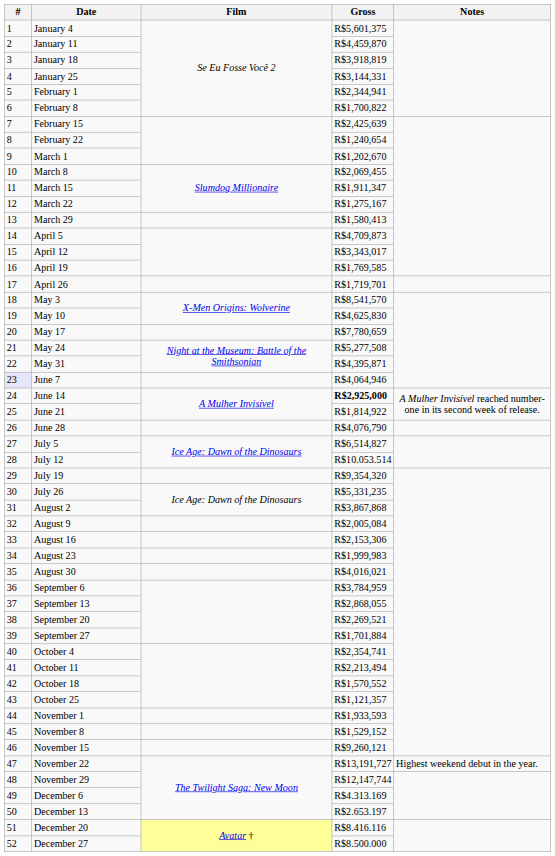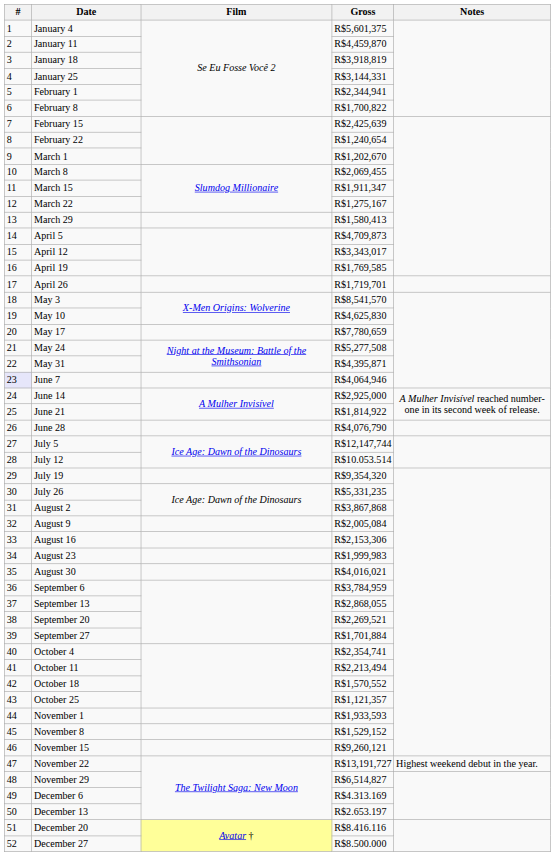(361, 396) bold -> (360, 396) normal
(360, 444) R$6,514,827 -> (363, 444) R$12,147,744
(363, 779) R$12,147,744 -> (360, 779) R$6,514,827
